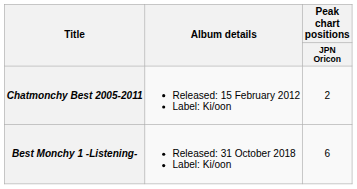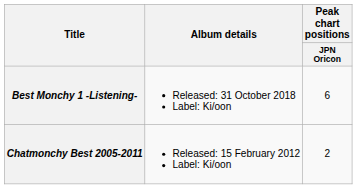rows swapped: (75, 95) <-> (75, 154)
